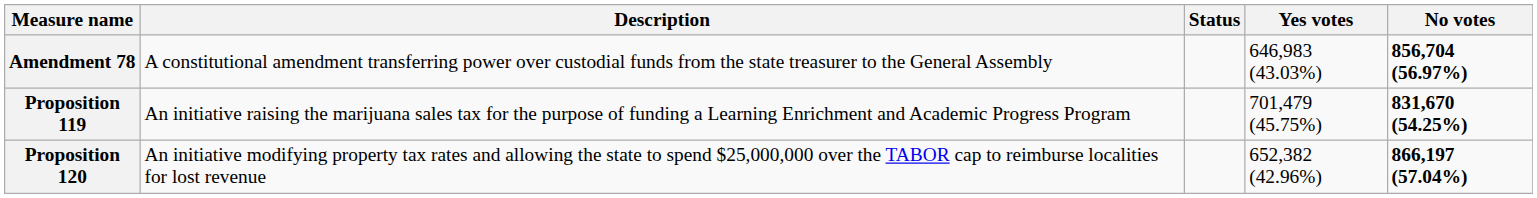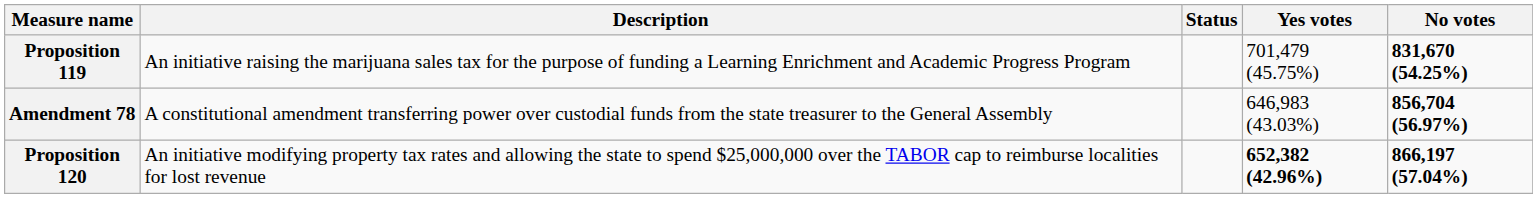rows swapped: (72, 61) <-> (72, 113)
(1286, 166) normal -> (1284, 166) bold
